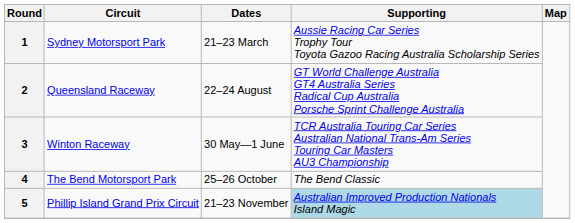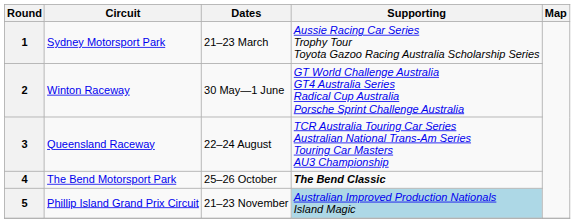(101, 90) Queensland Raceway -> (88, 90) Winton Raceway
(238, 90) 22–24 August -> (244, 90) 30 May—1 June
(88, 144) Winton Raceway -> (101, 144) Queensland Raceway
(244, 144) 30 May—1 June -> (238, 144) 22–24 August
(337, 179) normal -> (340, 179) bold
